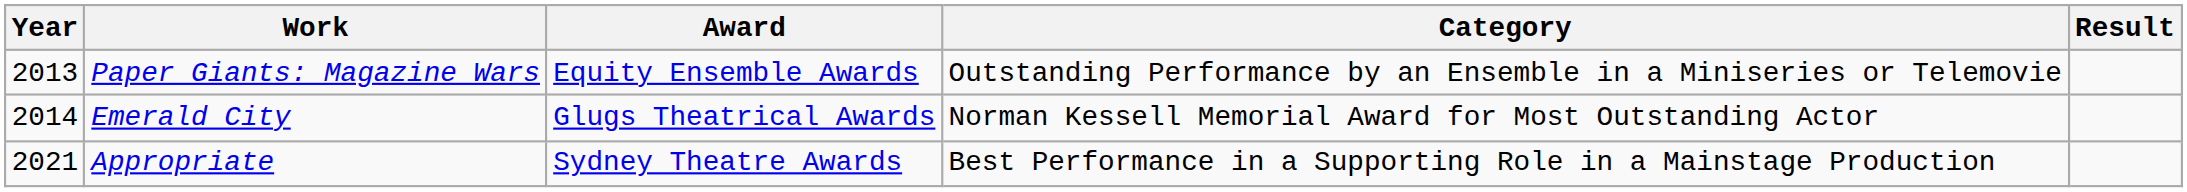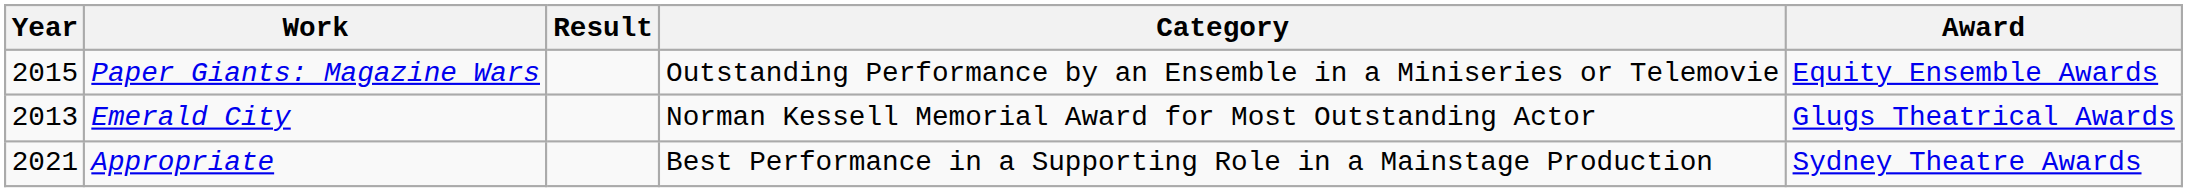columns swapped: (744, 28) <-> (2125, 28)
(45, 73) 2013 -> (45, 73) 2015
(45, 118) 2014 -> (45, 118) 2013
